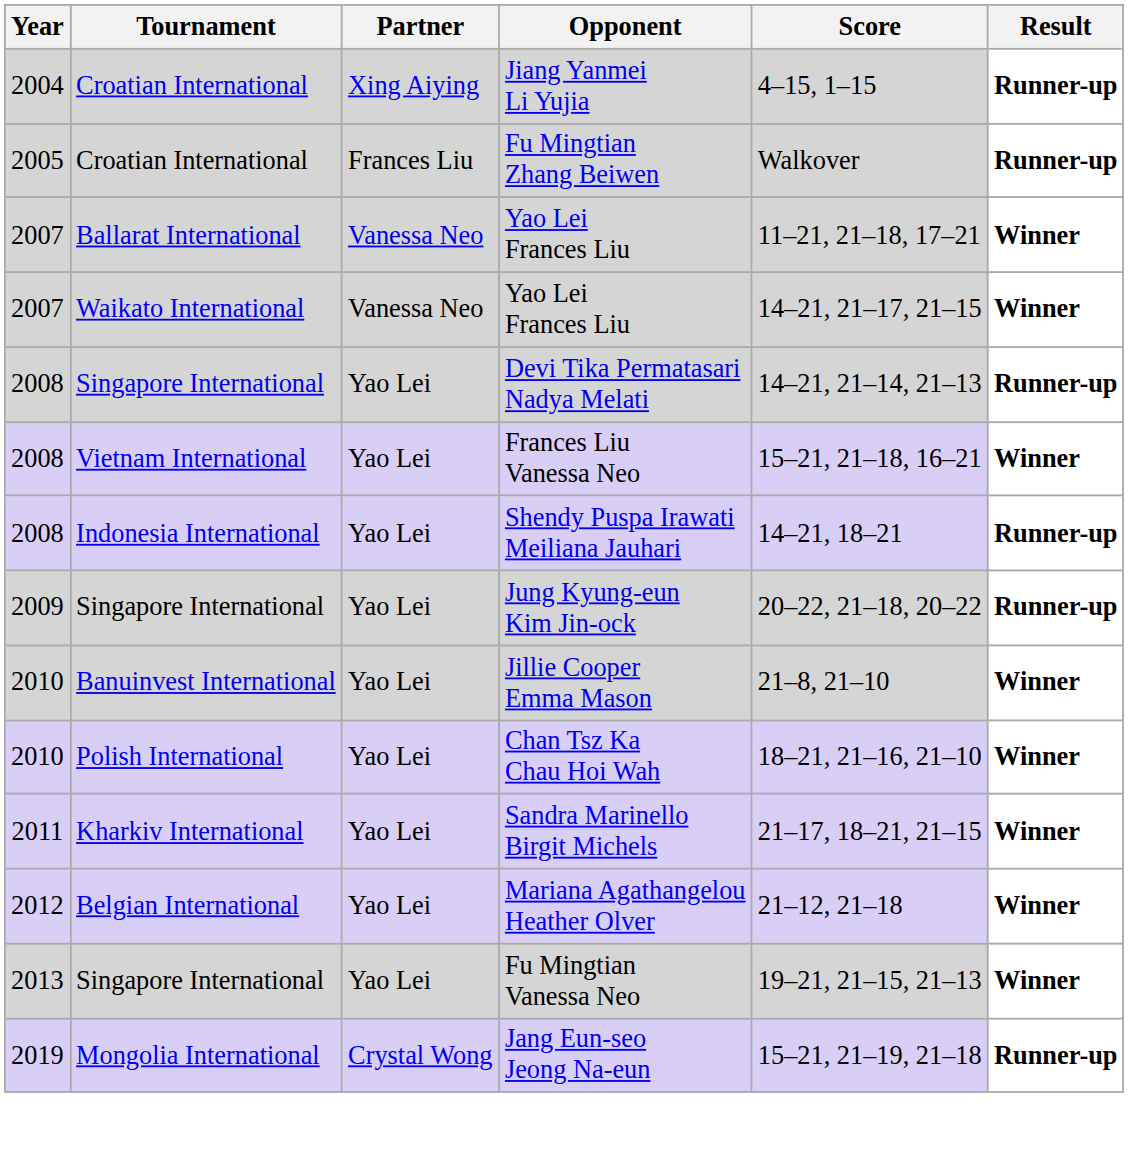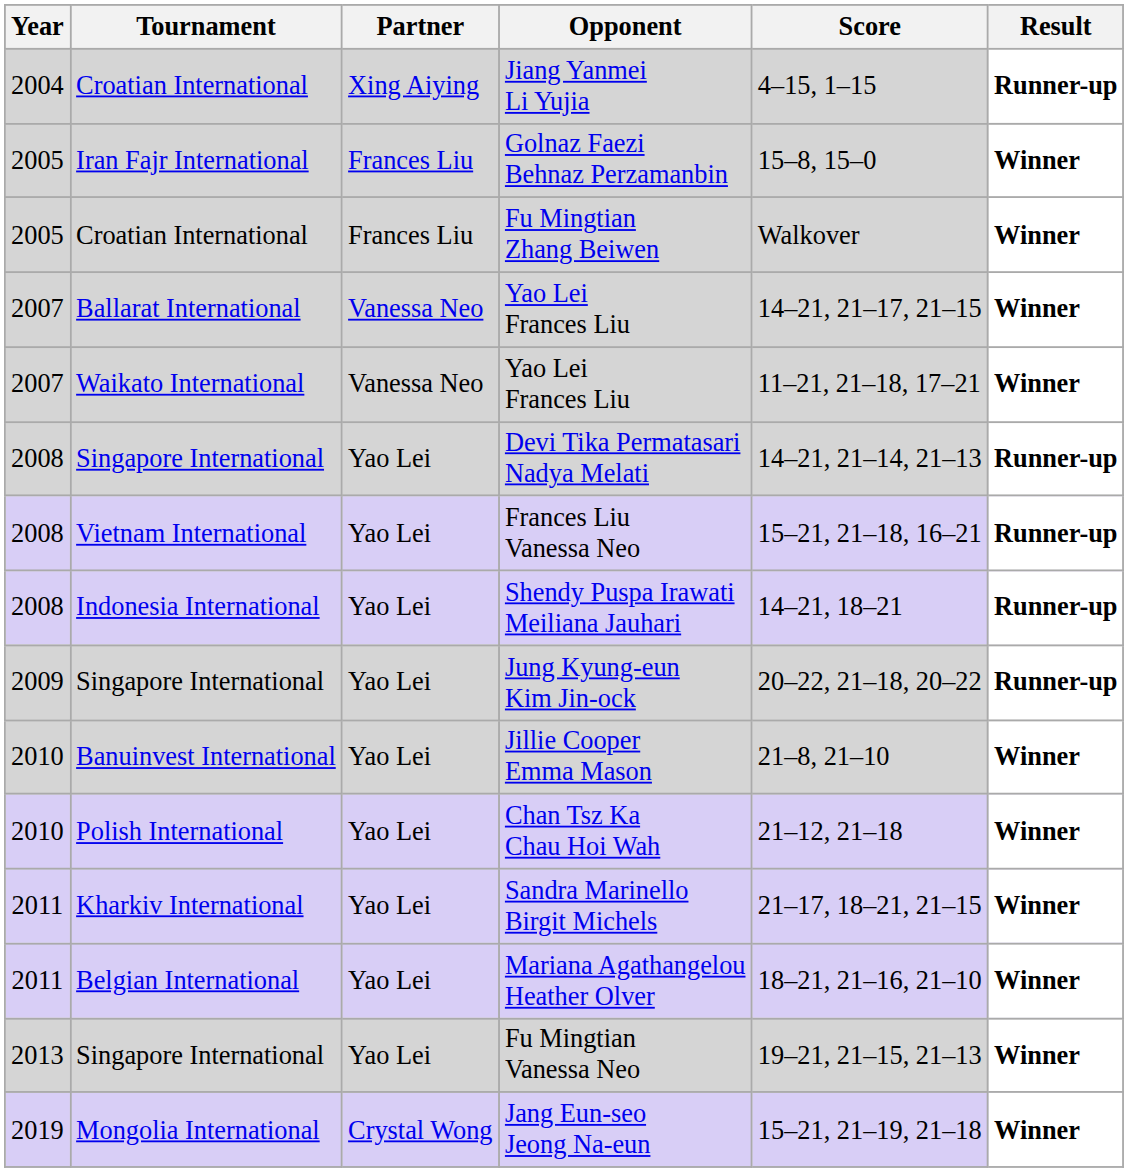+ row: (192, 160)
(1056, 160) Runner-up -> (1037, 234) Winner
(869, 234) 11–21, 21–18, 17–21 -> (870, 309) 14–21, 21–17, 21–15
(870, 309) 14–21, 21–17, 21–15 -> (869, 383) 11–21, 21–18, 17–21
(1037, 458) Winner -> (1056, 533) Runner-up
(870, 756) 18–21, 21–16, 21–10 -> (830, 831) 21–12, 21–18
(37, 905) 2012 -> (37, 980) 2011
(830, 905) 21–12, 21–18 -> (870, 980) 18–21, 21–16, 21–10
(1056, 1055) Runner-up -> (1037, 1129) Winner
